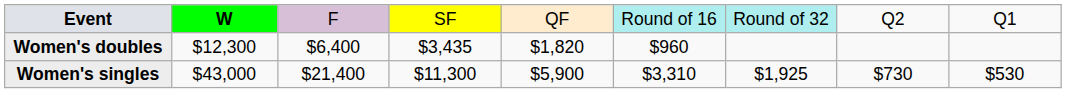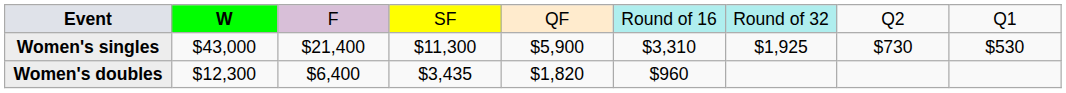rows swapped: (88, 74) <-> (88, 47)
